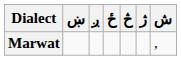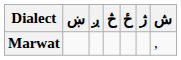columns swapped: (128, 18) <-> (112, 18)
